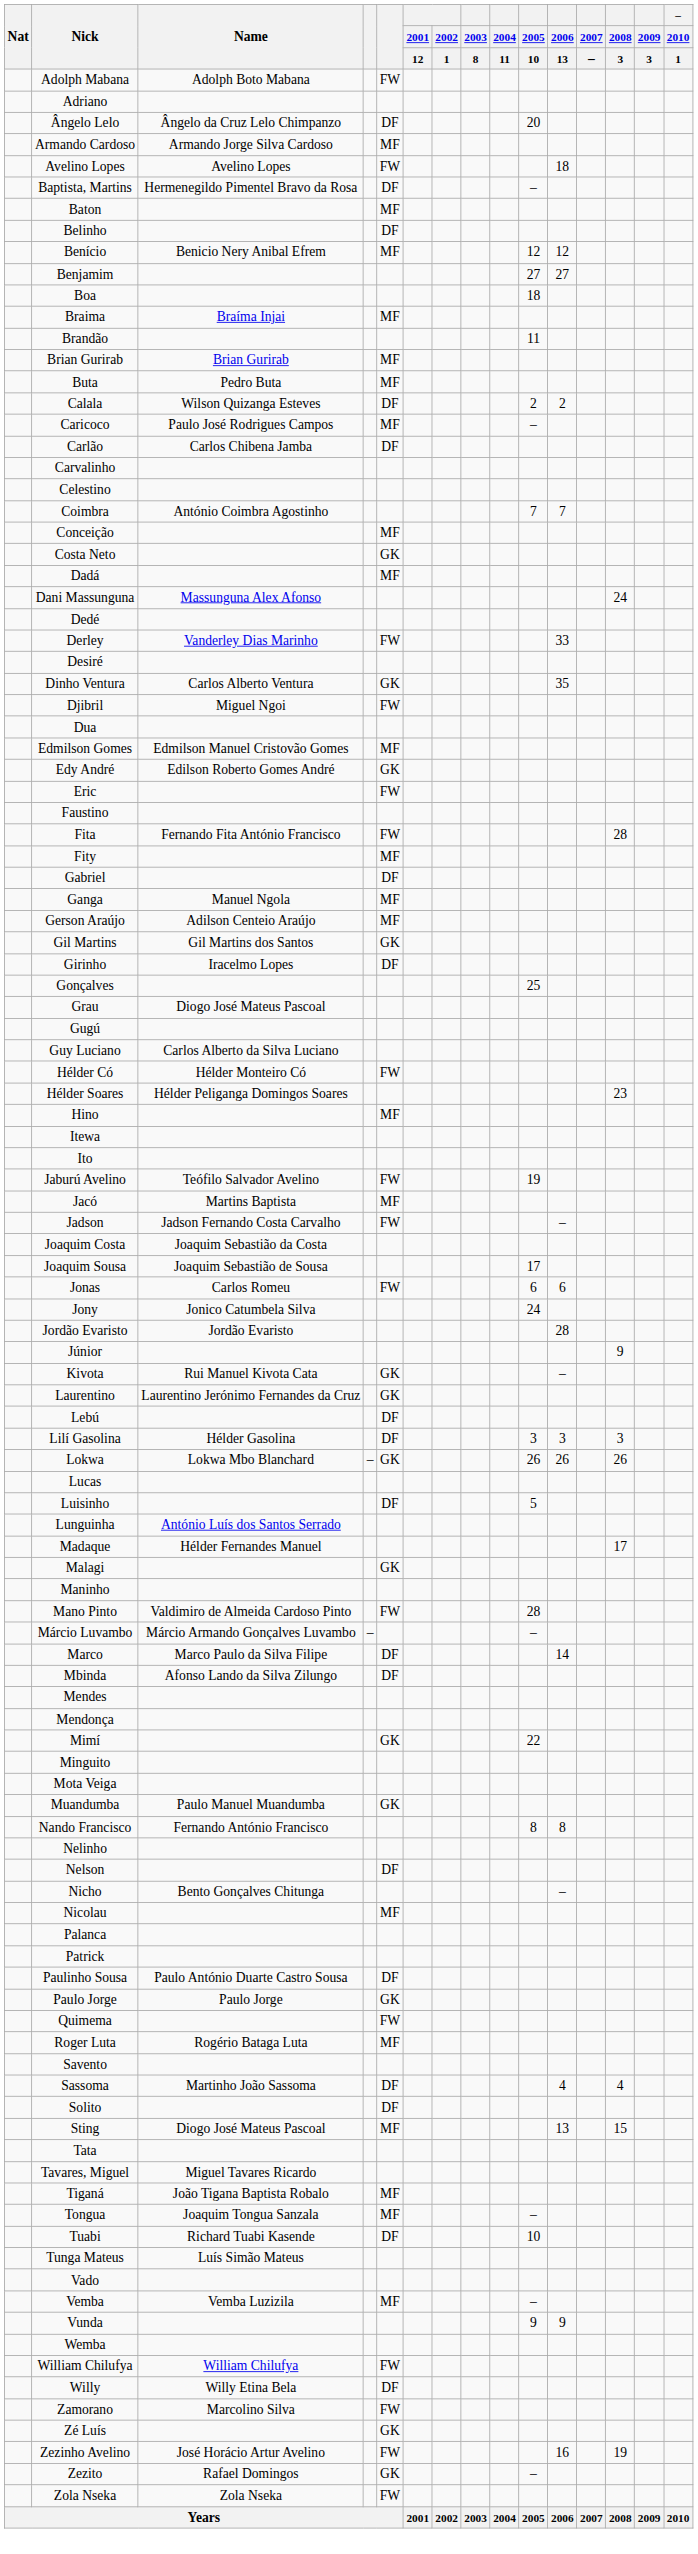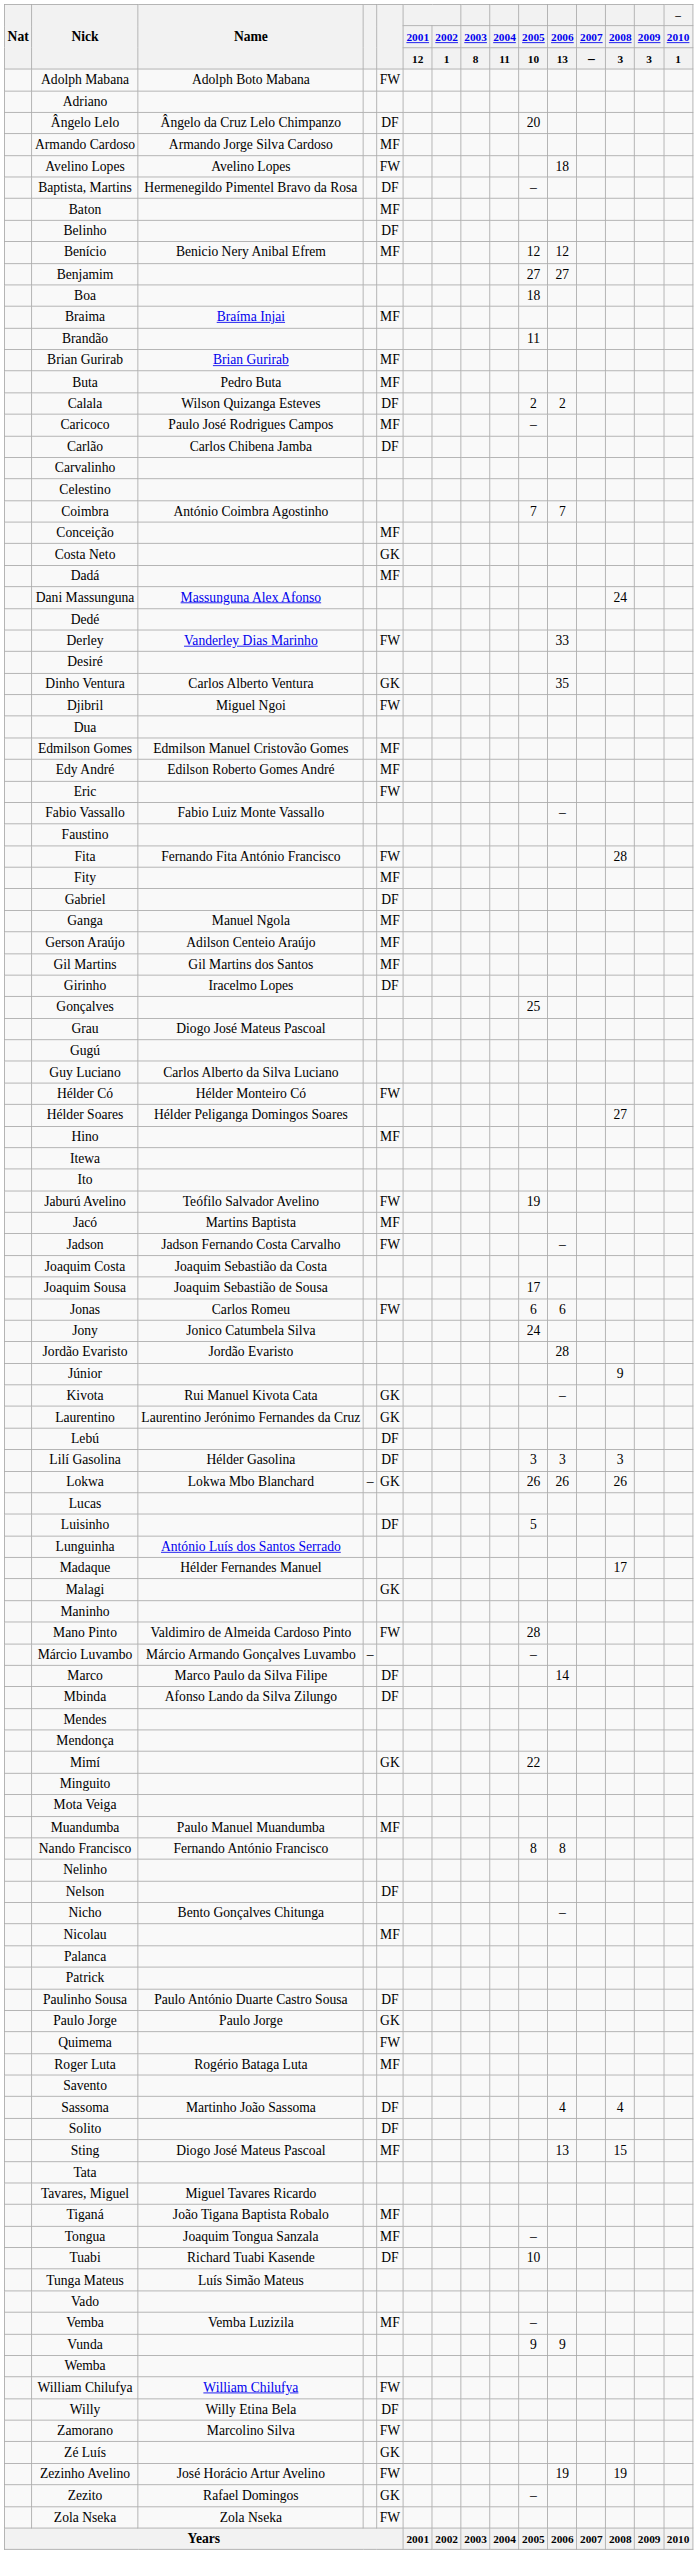(390, 770) GK -> (390, 770) MF
+ row: (85, 813)
(390, 942) GK -> (390, 964) MF
(620, 1093) 23 -> (620, 1115) 27
(390, 1805) GK -> (390, 1827) MF
(562, 2452) 16 -> (562, 2474) 19
